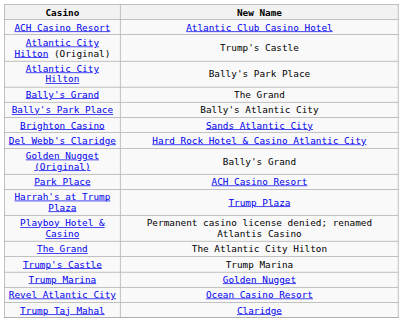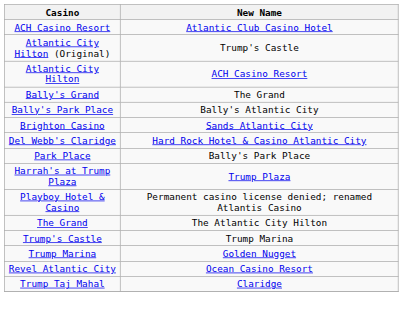(259, 74) Bally's Park Place -> (259, 74) ACH Casino Resort
- row: (62, 161)
(259, 182) ACH Casino Resort -> (259, 156) Bally's Park Place
